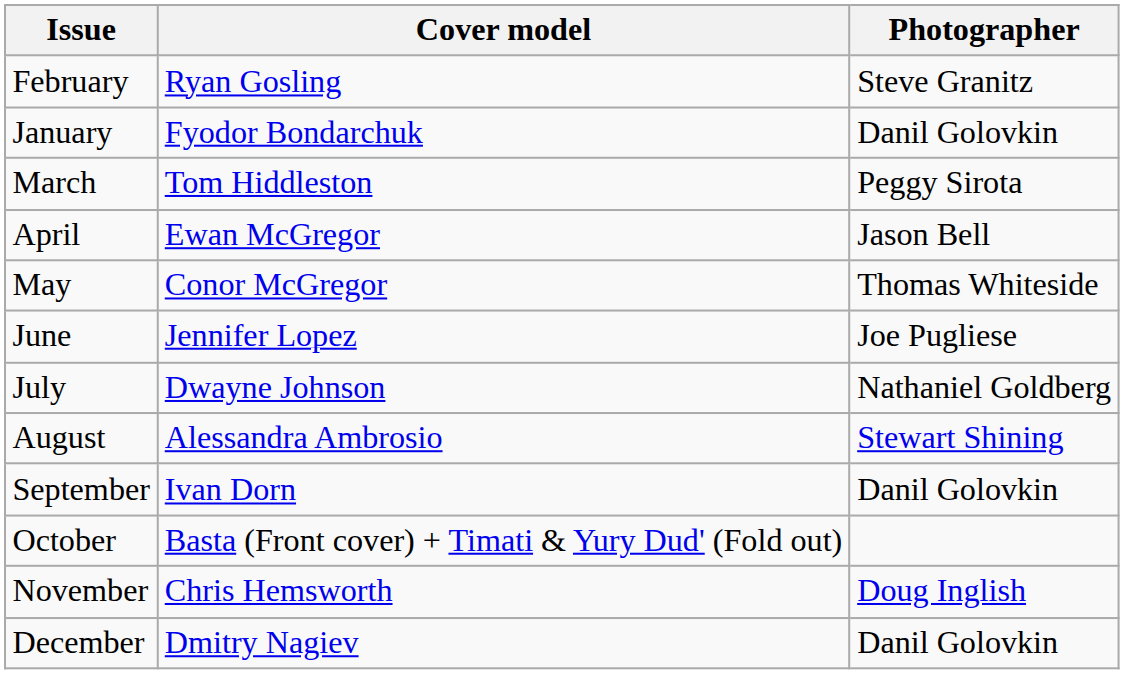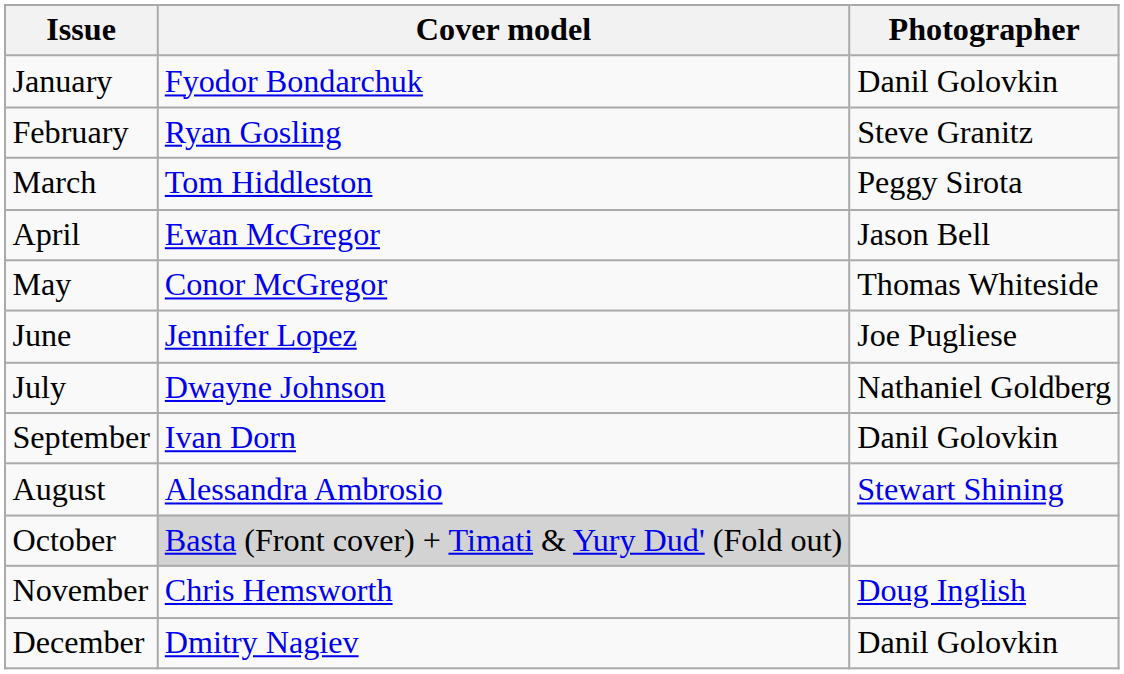rows swapped: (62, 132) <-> (70, 81)
rows swapped: (59, 438) <-> (81, 489)
(504, 540) no background -> (504, 540) lightgrey background
